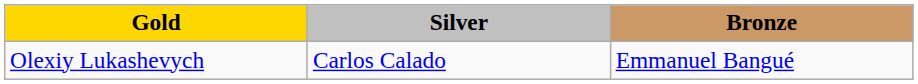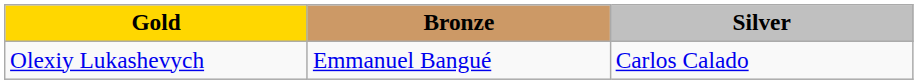columns swapped: (459, 23) <-> (762, 23)
